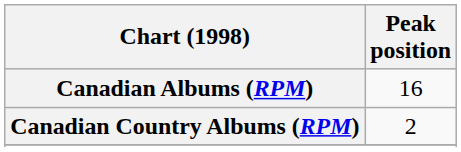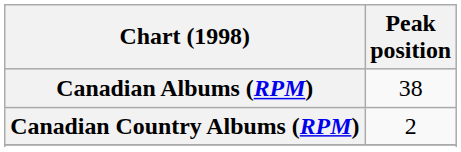(411, 88) 16 -> (411, 88) 38
